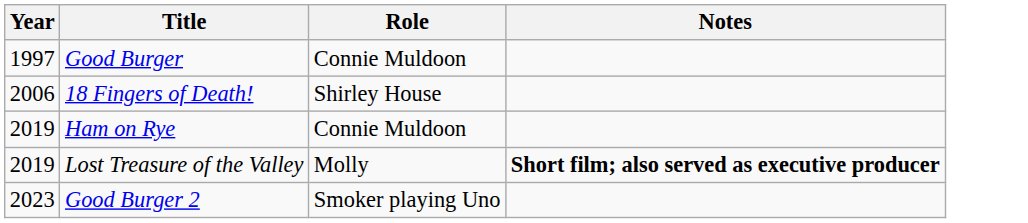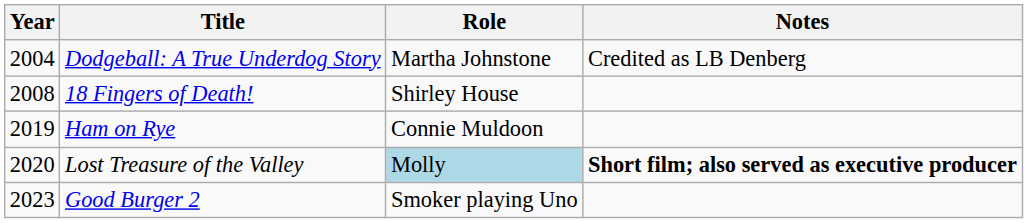- row: (124, 57)
+ row: (223, 57)
(32, 93) 2006 -> (32, 93) 2008
(32, 164) 2019 -> (32, 164) 2020
(341, 164) no background -> (418, 164) lightblue background
